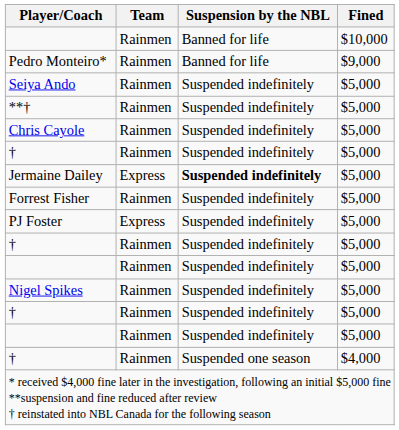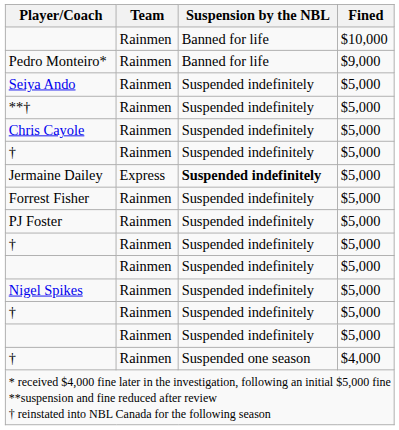(142, 221) Express -> (146, 221) Rainmen
